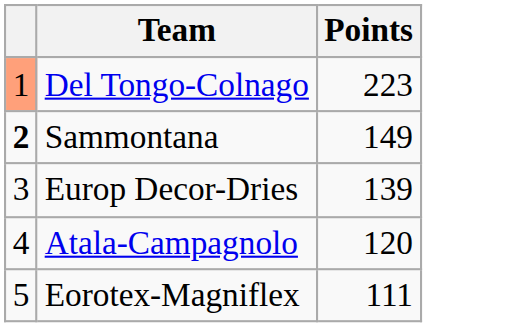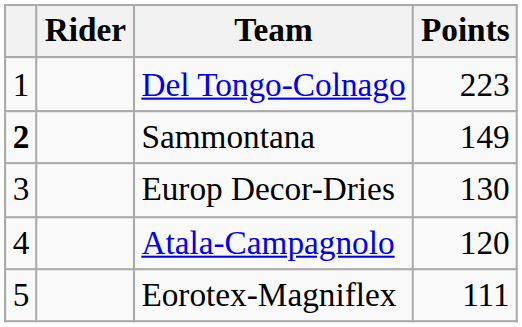+ column: (85, 30)
(21, 83) lightsalmon background -> (21, 83) no background
(388, 189) 139 -> (485, 189) 130
